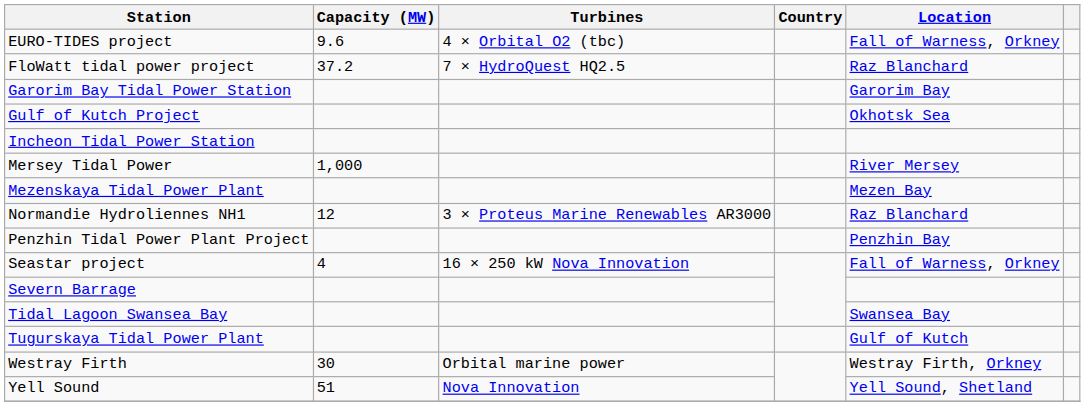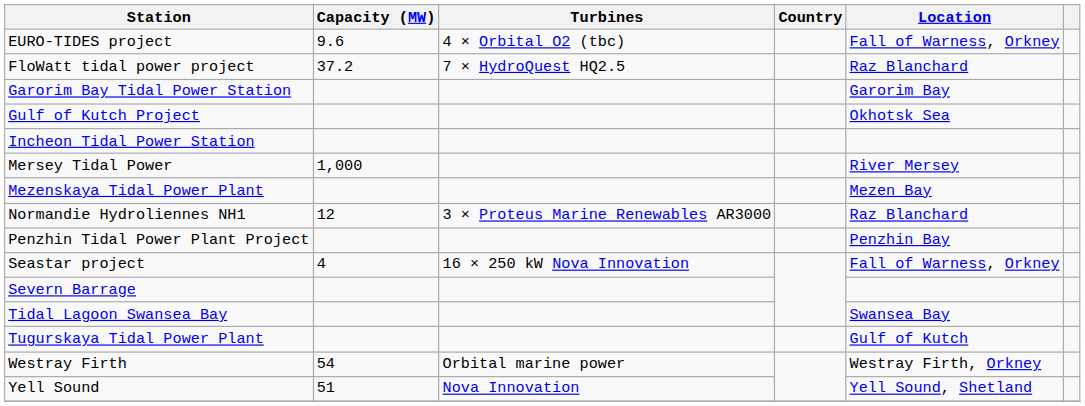(326, 364) 30 -> (326, 364) 54
